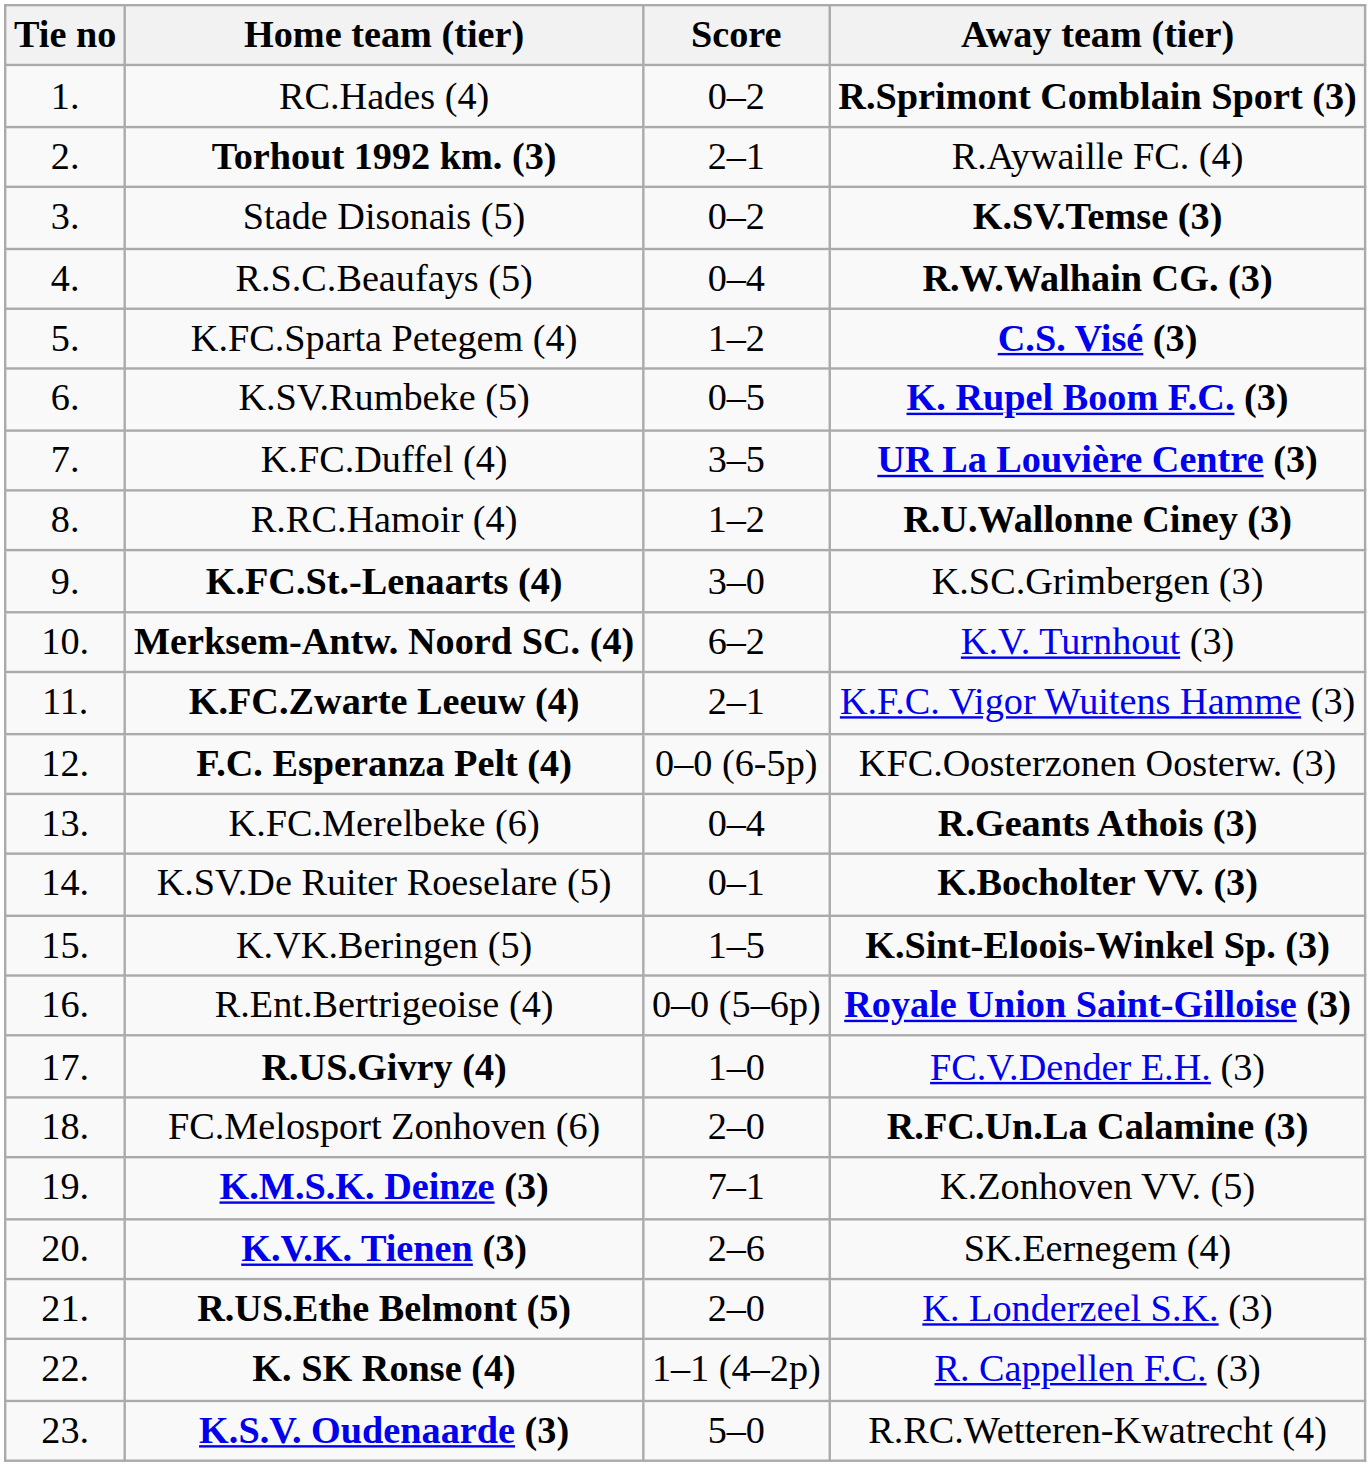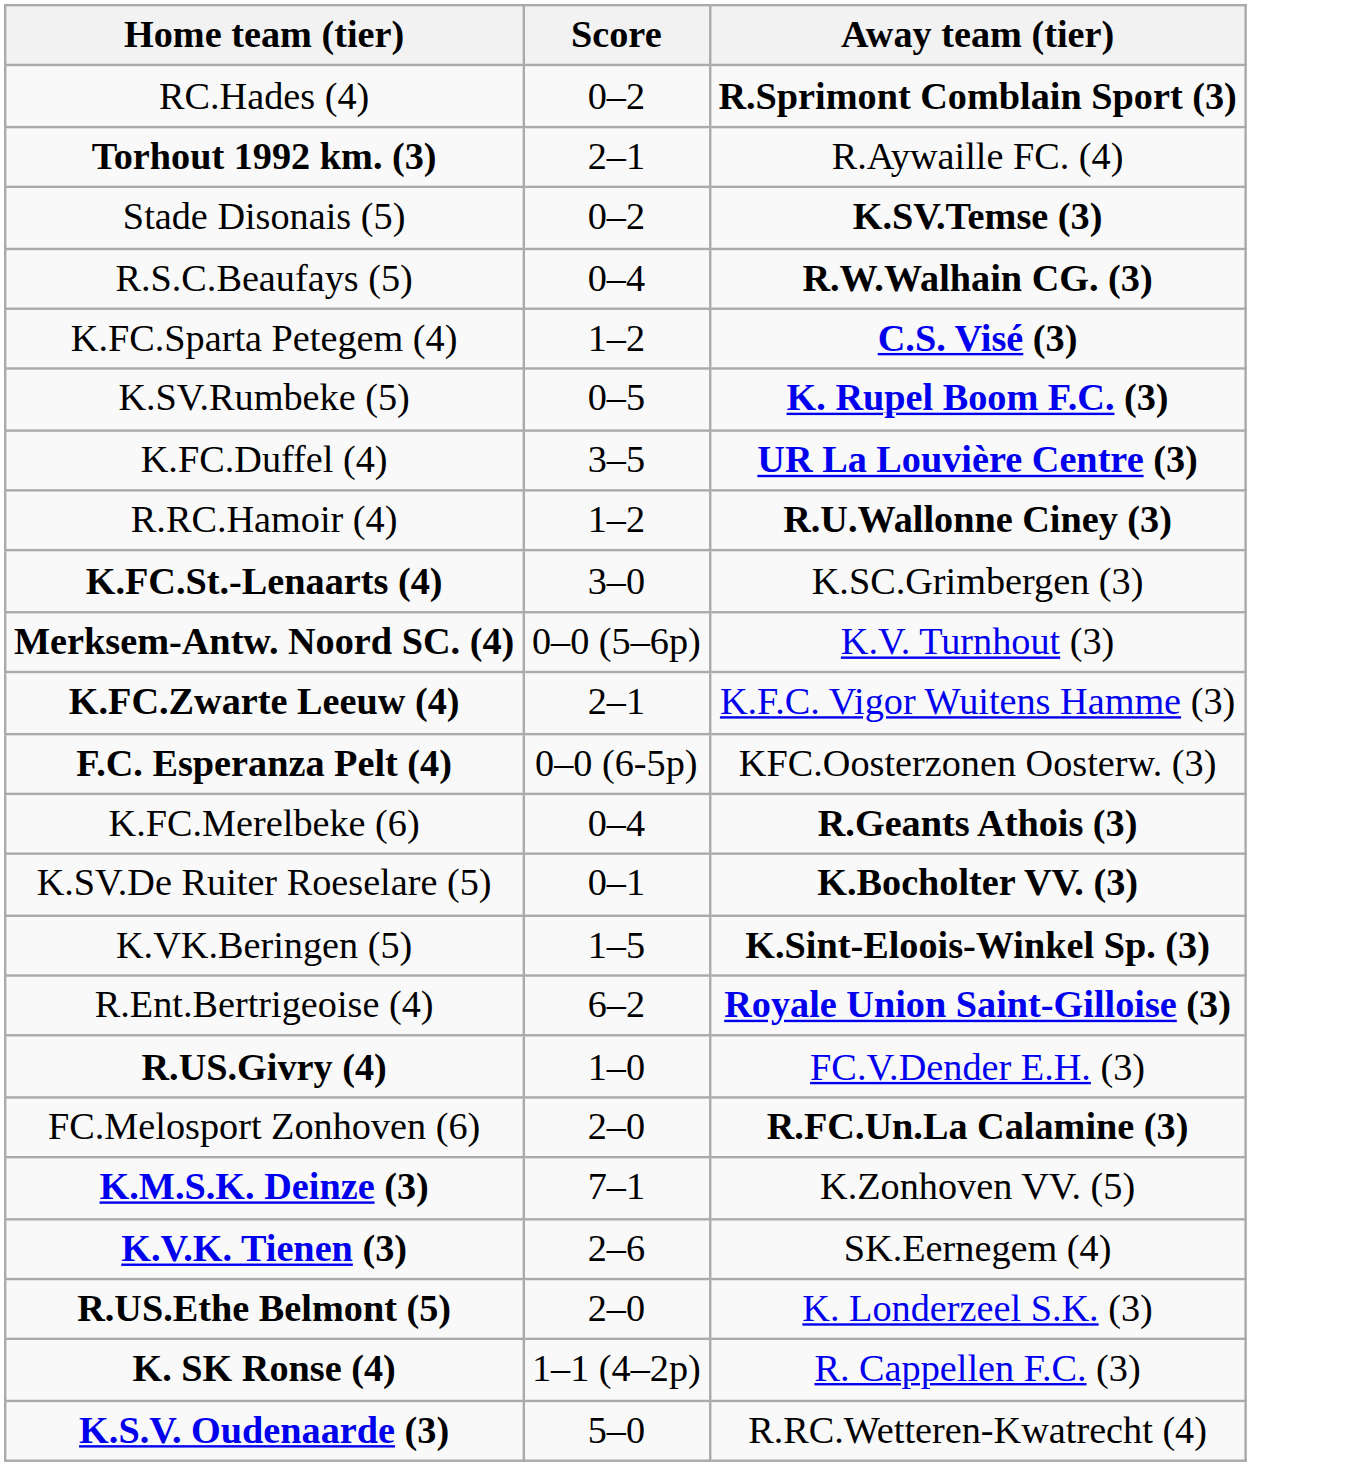- column: (65, 34)
(736, 641) 6–2 -> (616, 641) 0–0 (5–6p)
(736, 1005) 0–0 (5–6p) -> (616, 1005) 6–2
